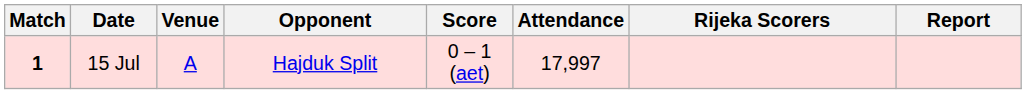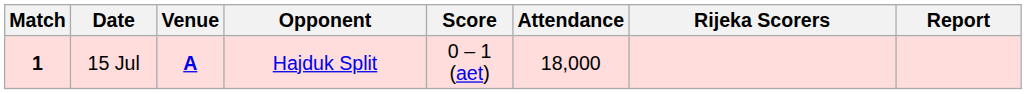(190, 62) normal -> (190, 62) bold
(571, 62) 17,997 -> (571, 62) 18,000
